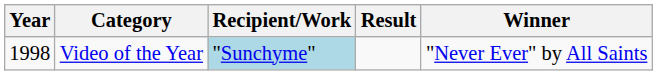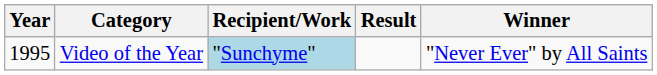(30, 53) 1998 -> (30, 53) 1995
